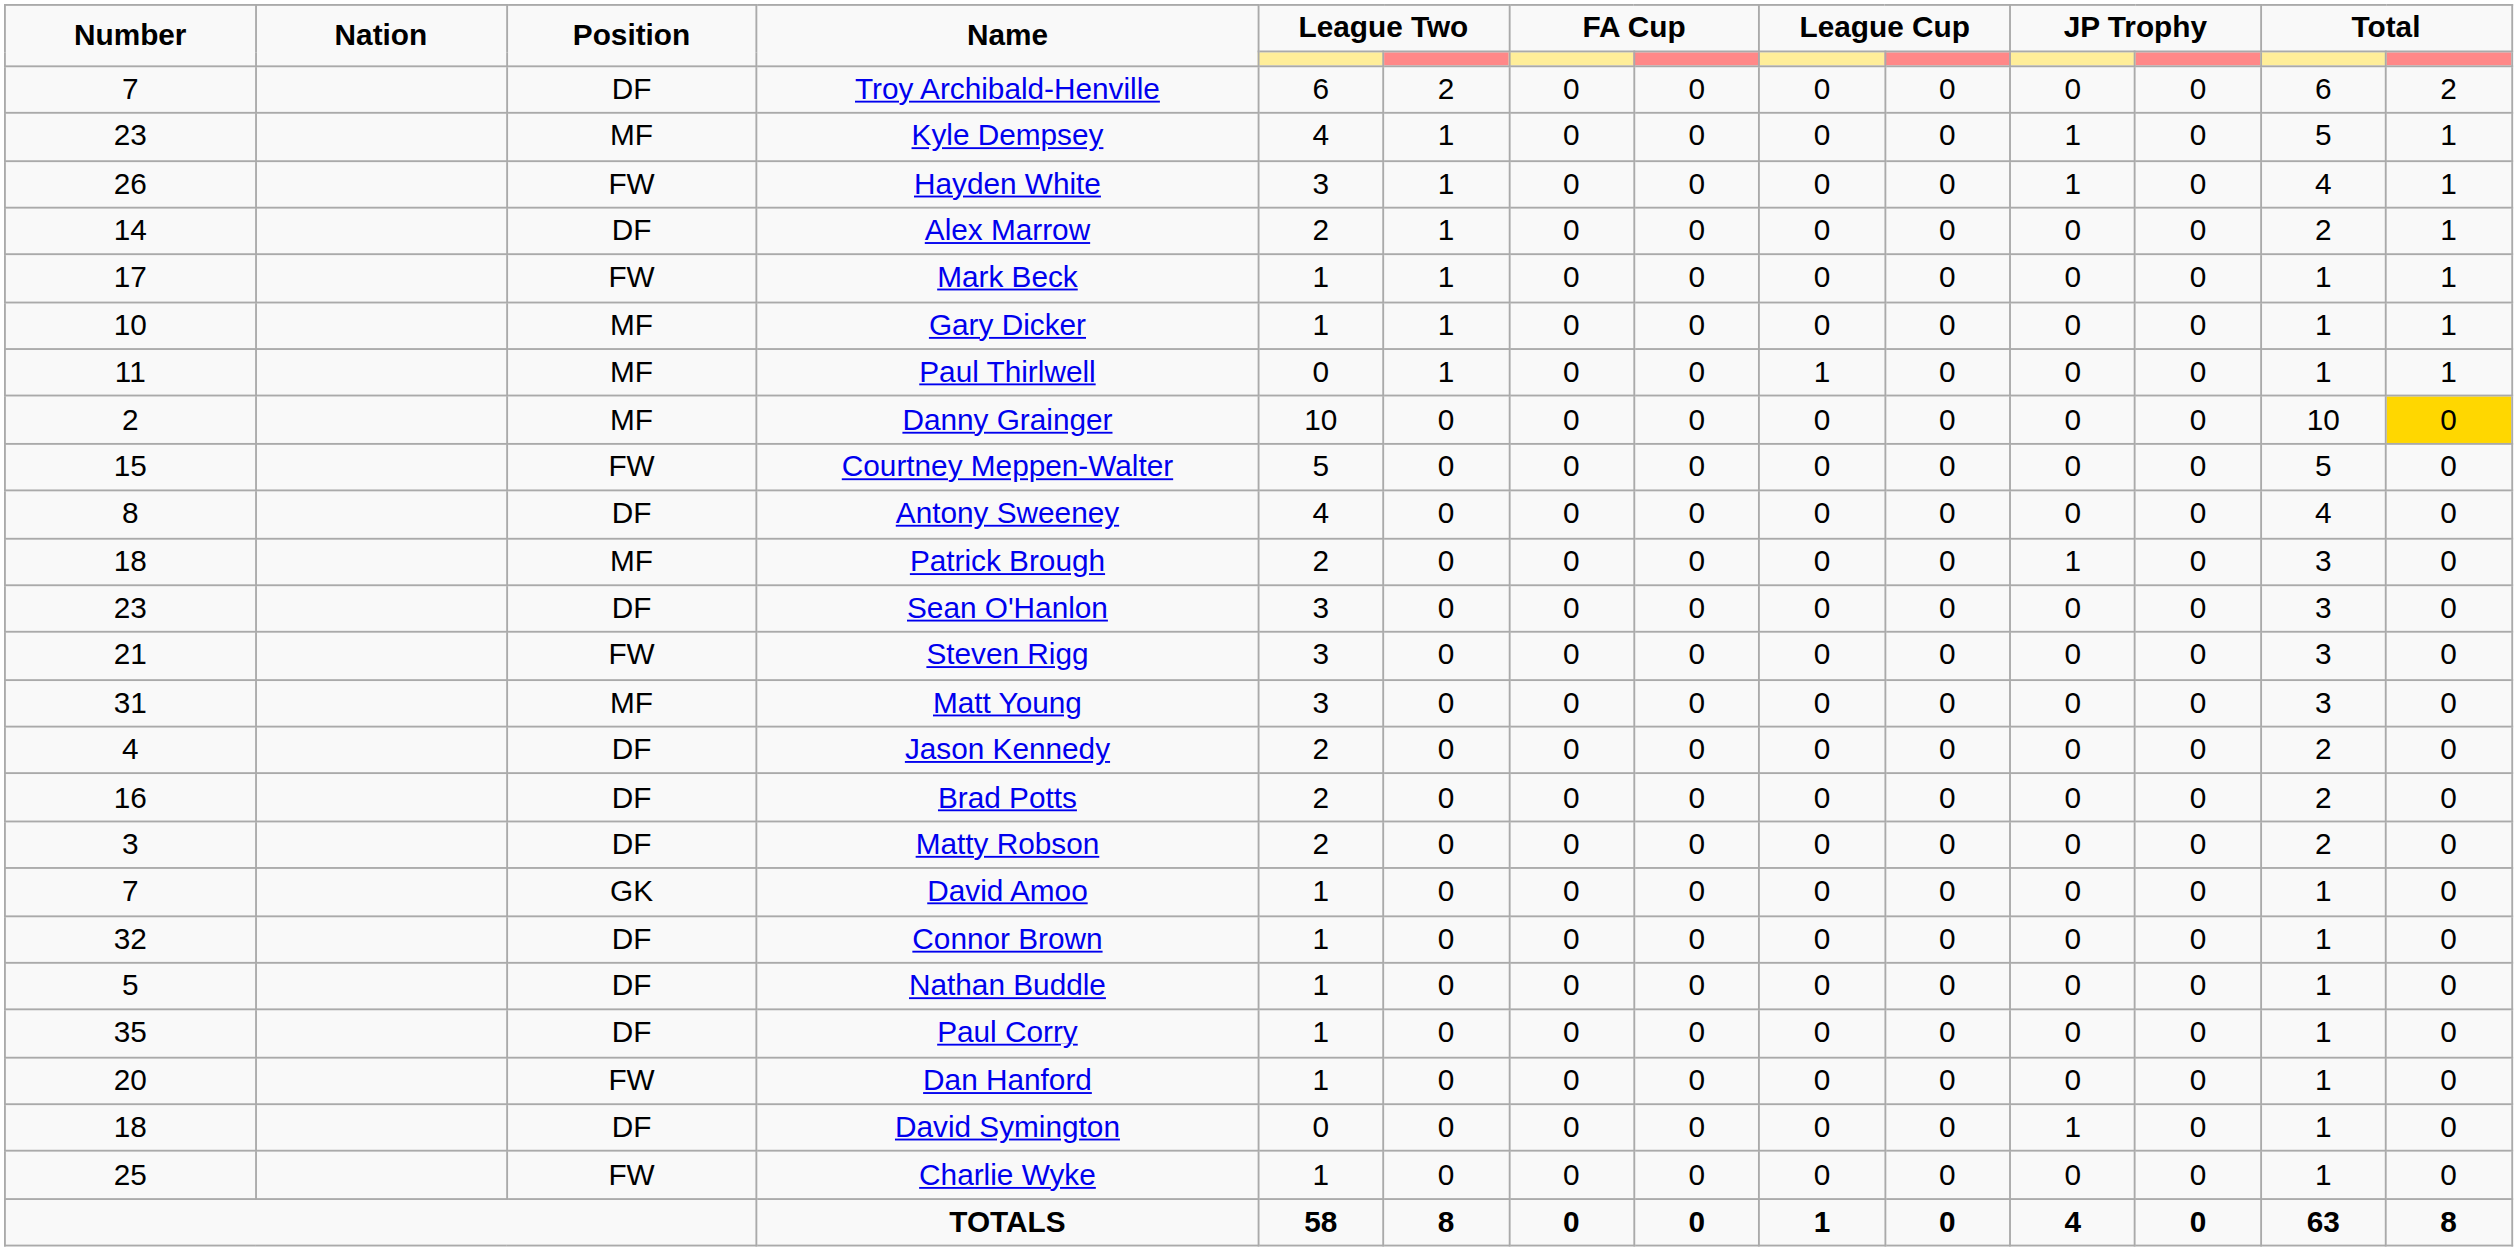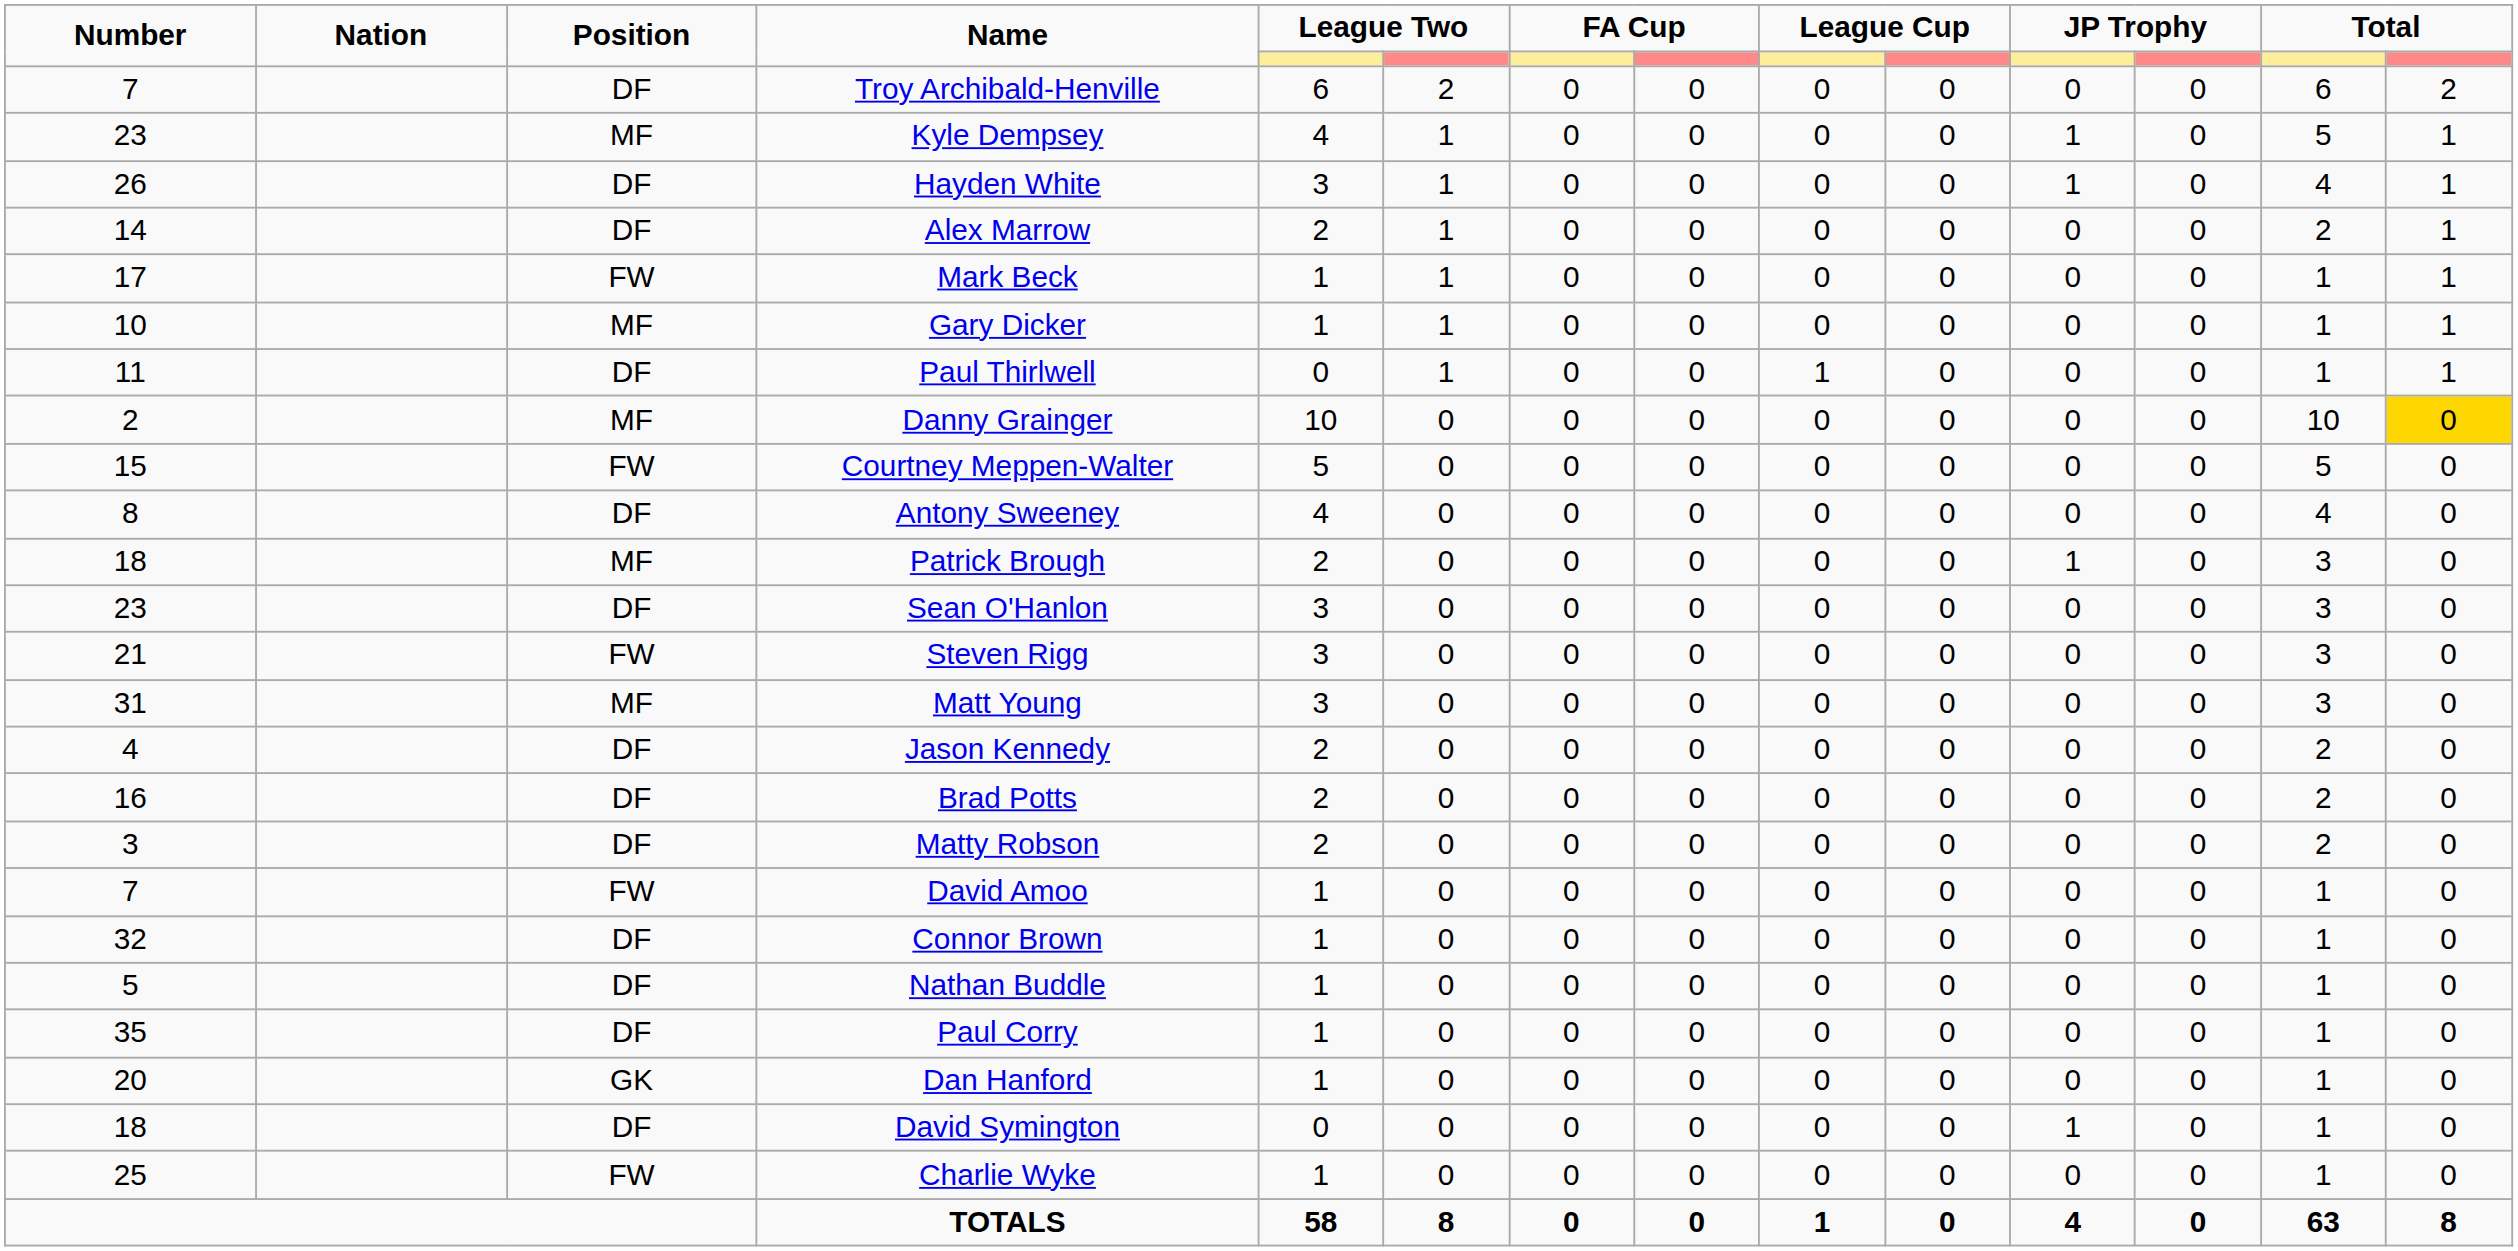(632, 183) FW -> (632, 183) DF
(632, 372) MF -> (632, 372) DF
(632, 891) GK -> (632, 891) FW
(632, 1080) FW -> (632, 1080) GK
